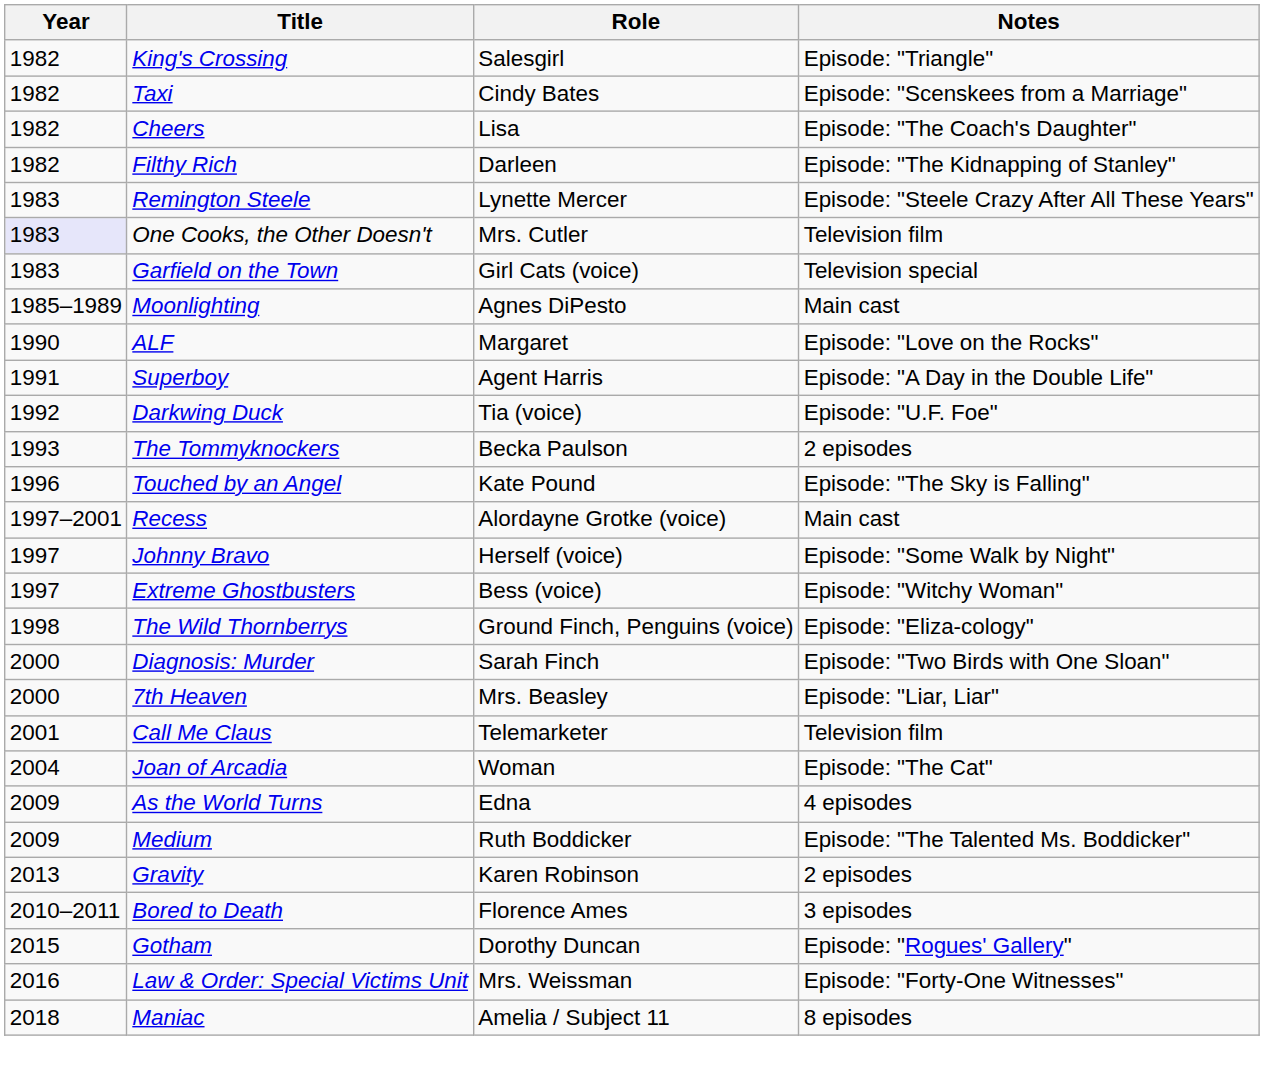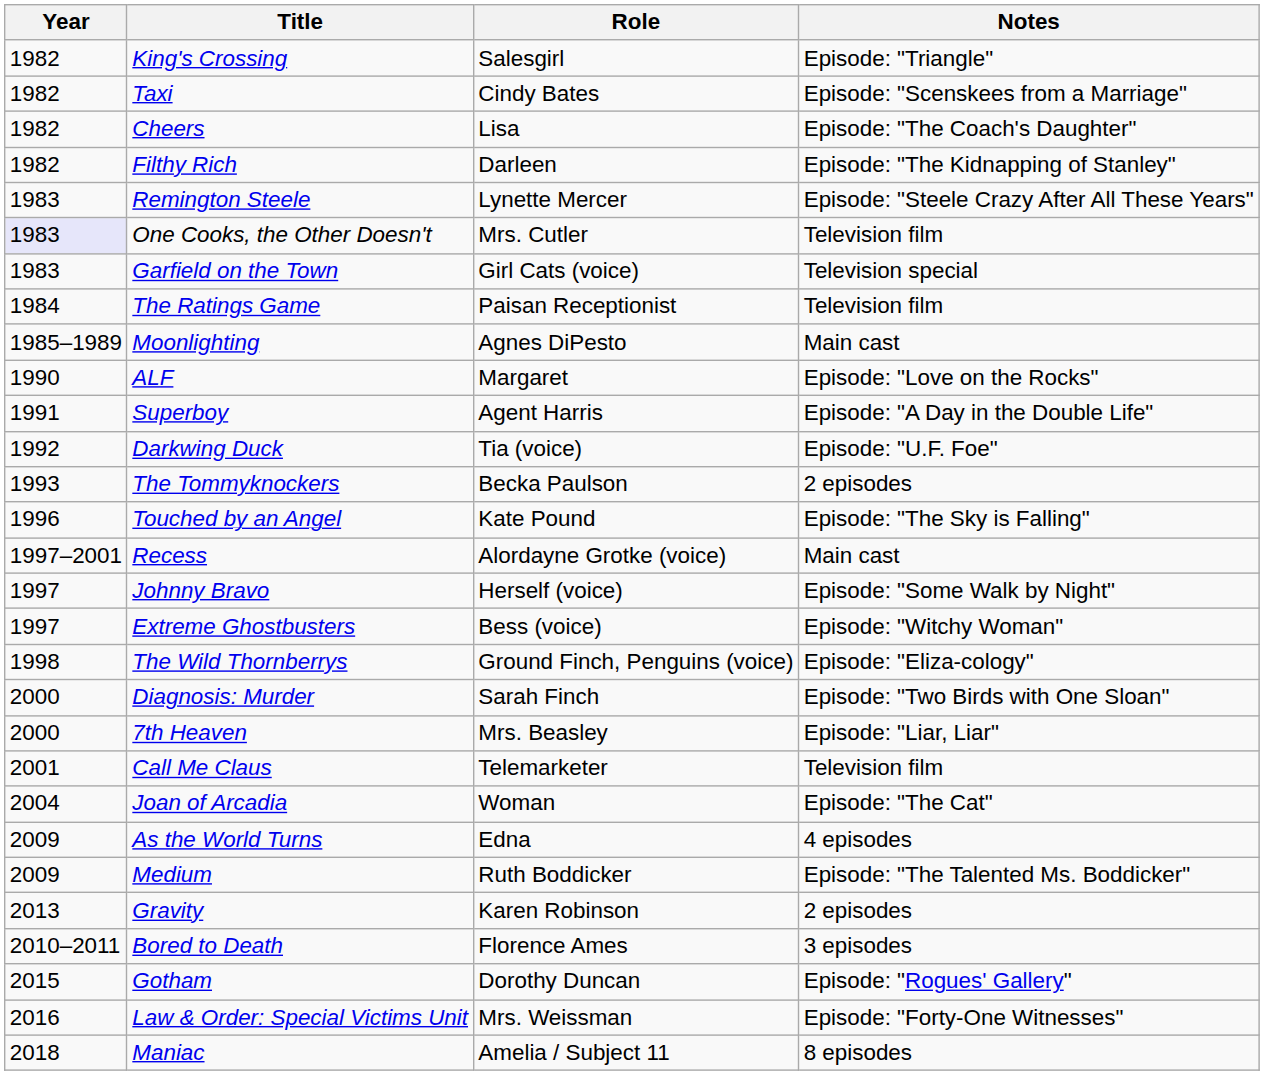+ row: (226, 306)
